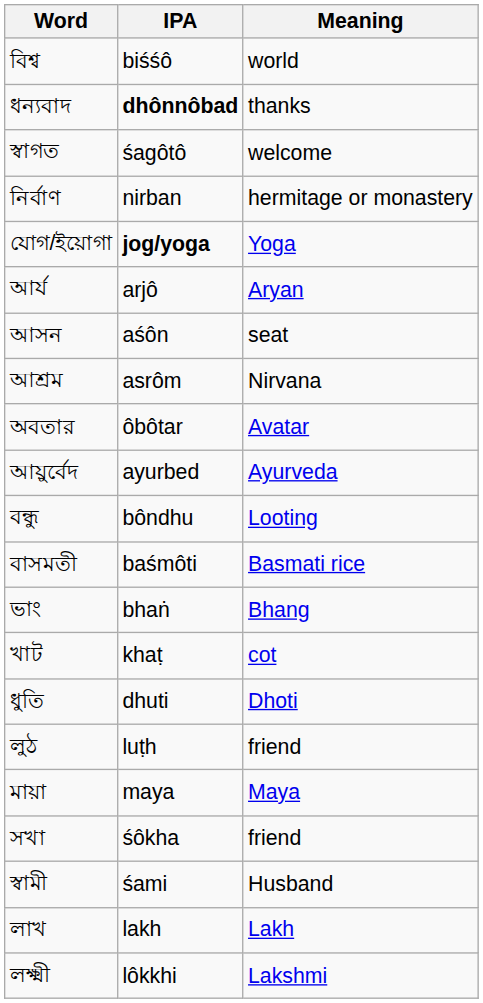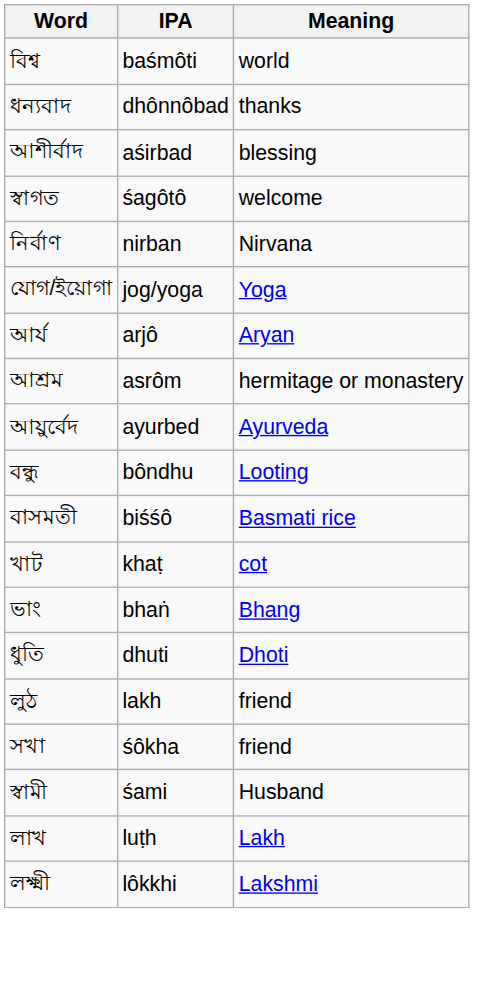(147, 61) biśśô -> (160, 61) baśmôti
(180, 106) bold -> (176, 106) normal
+ row: (46, 151)
(360, 198) hermitage or monastery -> (275, 243) Nirvana
(166, 243) bold -> (163, 289) normal
- row: (36, 334)
(285, 381) Nirvana -> (351, 381) hermitage or monastery
- row: (42, 426)
(160, 564) baśmôti -> (147, 518) biśśô
rows swapped: (26, 609) <-> (26, 654)
(140, 746) luṭh -> (142, 701) lakh
- row: (28, 791)
(142, 929) lakh -> (140, 838) luṭh
